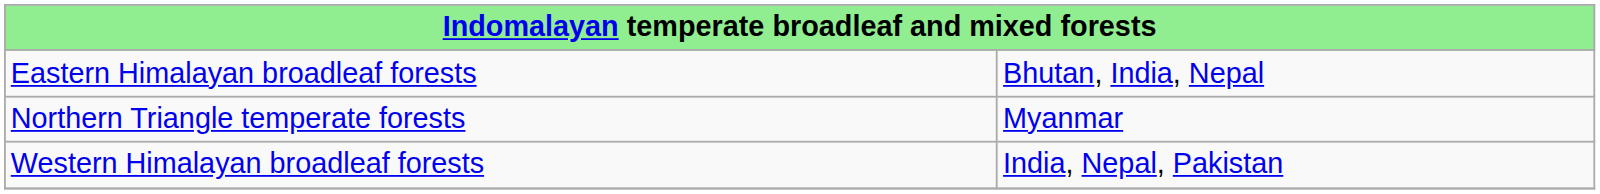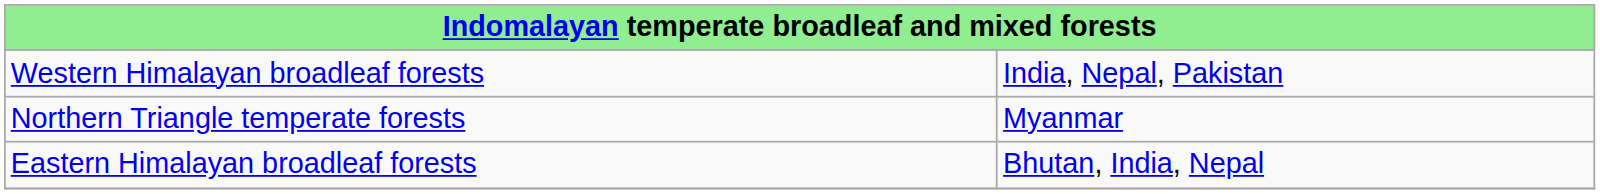rows swapped: (244, 73) <-> (247, 164)
